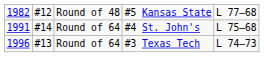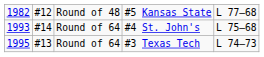(18, 28) 1991 -> (18, 28) 1993
(18, 44) 1996 -> (18, 44) 1995
